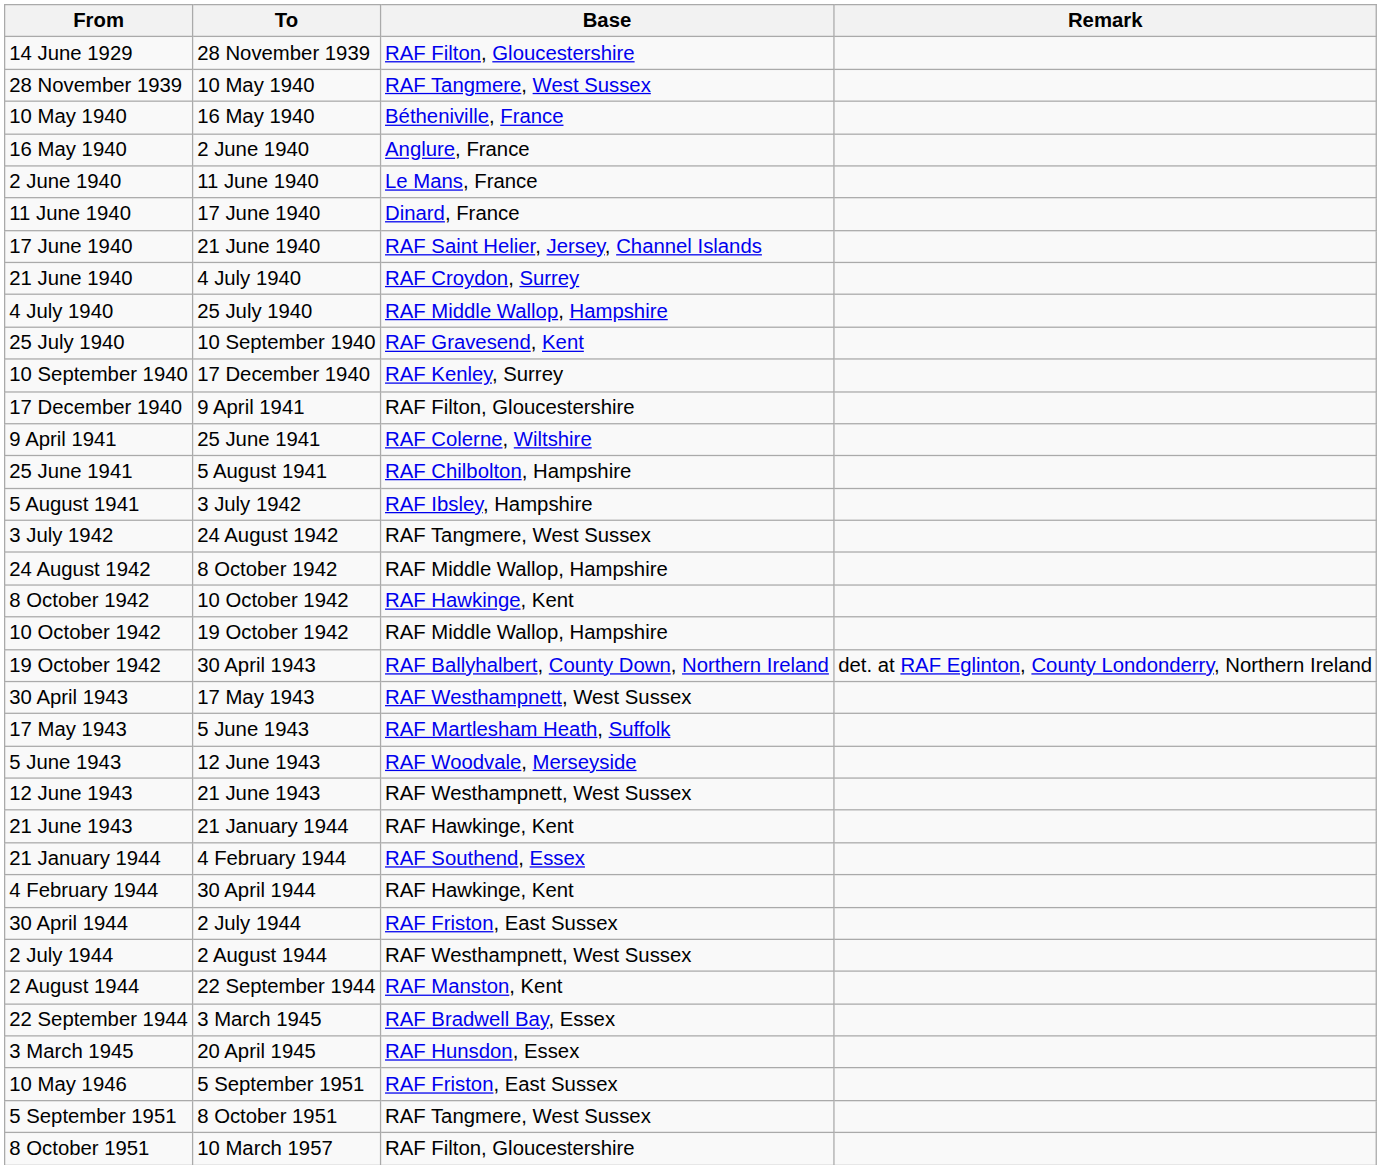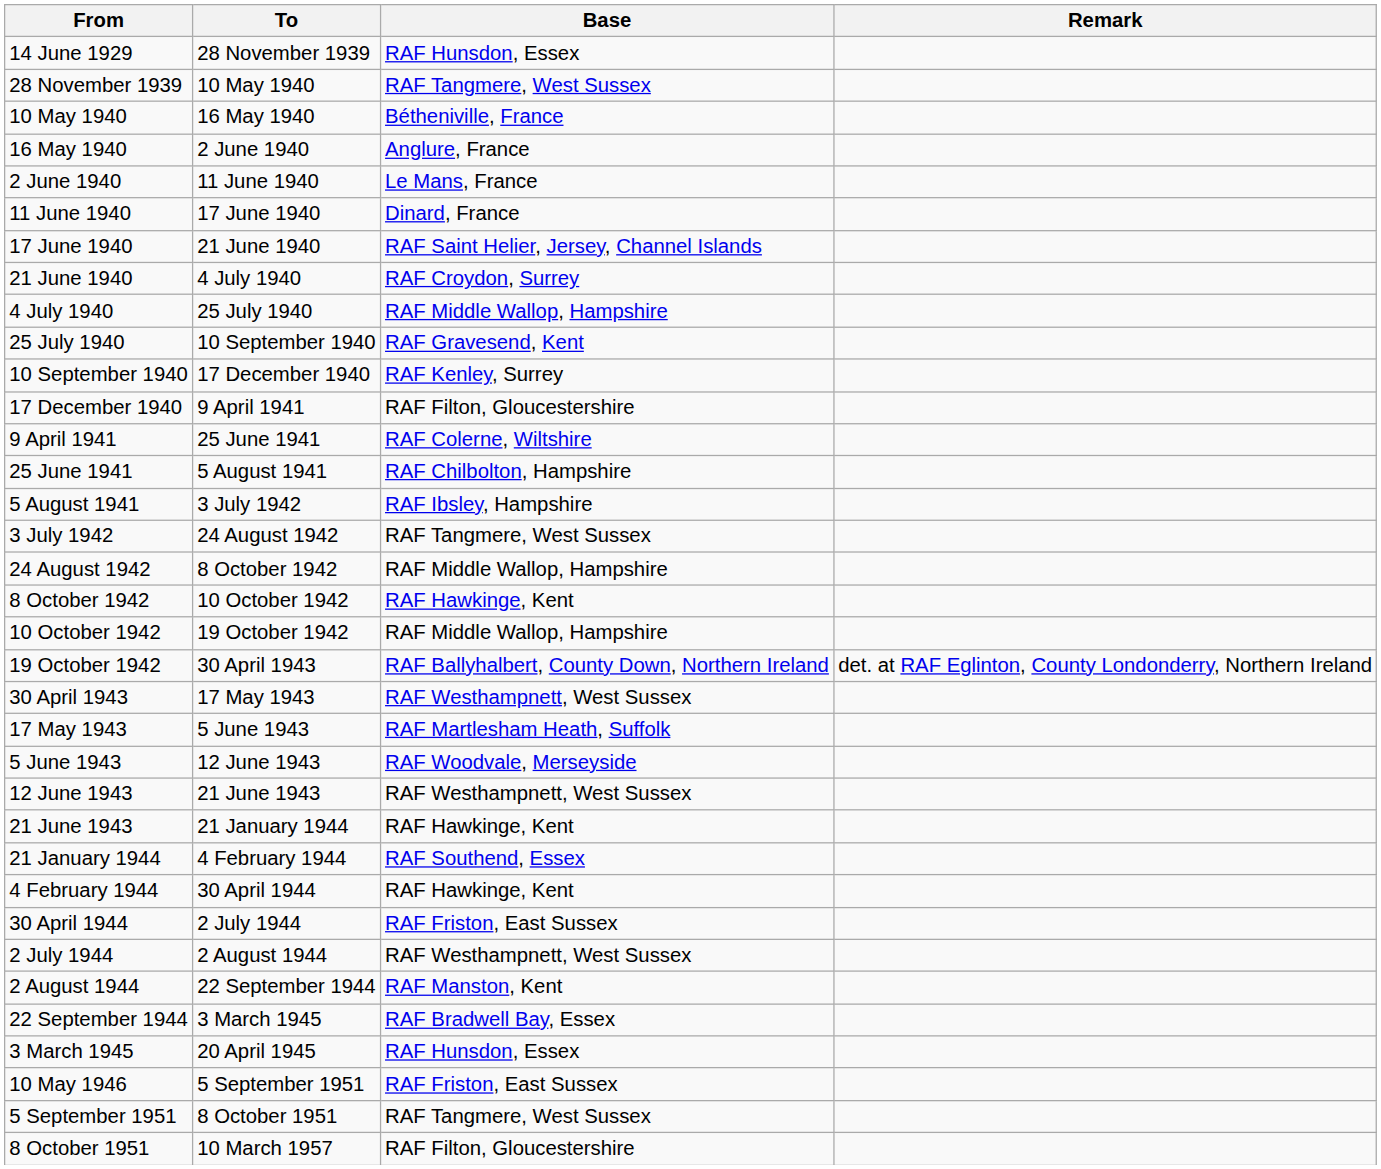(510, 52) RAF Filton, Gloucestershire -> (482, 52) RAF Hunsdon, Essex
